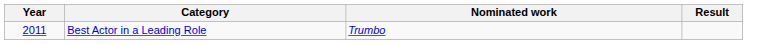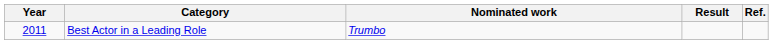+ column: (755, 13)
